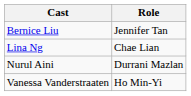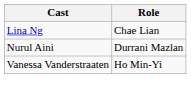- row: (33, 30)
